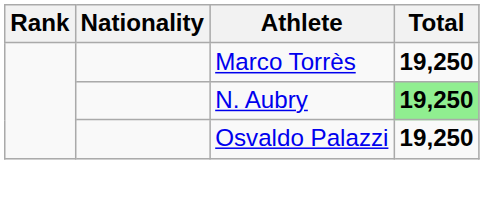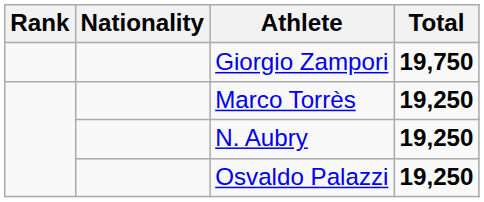+ row: (302, 61)
(436, 100) lightgreen background -> (436, 138) no background
